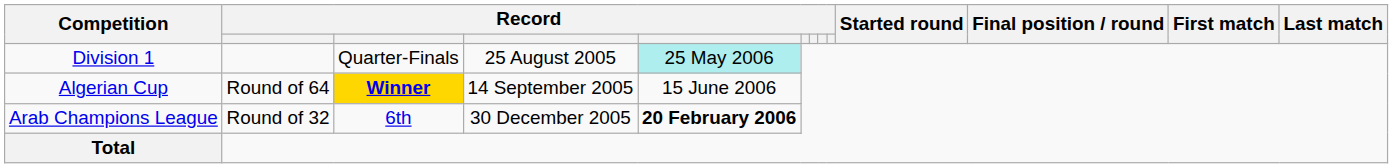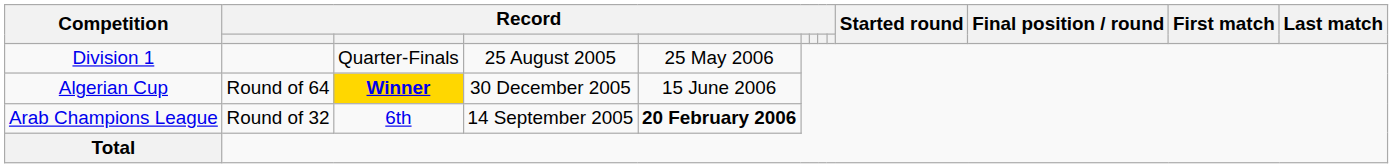(719, 58) paleturquoise background -> (719, 58) no background
(550, 88) 14 September 2005 -> (550, 88) 30 December 2005
(550, 118) 30 December 2005 -> (550, 118) 14 September 2005
